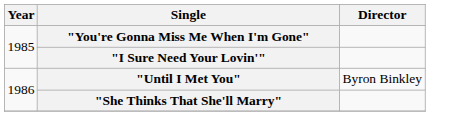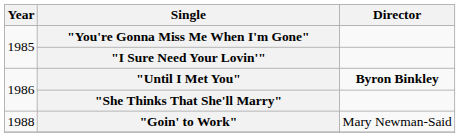(382, 79) normal -> (397, 79) bold
+ row: (188, 121)
